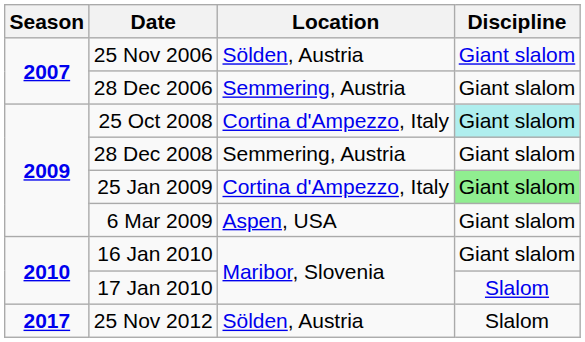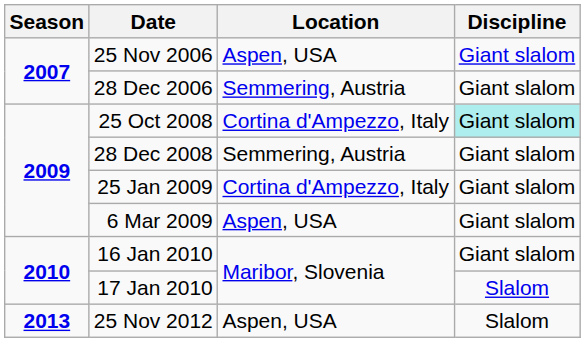(293, 55) Sölden, Austria -> (280, 55) Aspen, USA
(517, 188) lightgreen background -> (517, 188) no background
(47, 320) 2017 -> (47, 320) 2013
(293, 320) Sölden, Austria -> (280, 320) Aspen, USA
